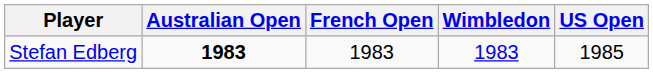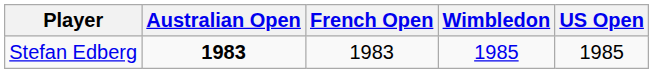(496, 52) 1983 -> (496, 52) 1985
